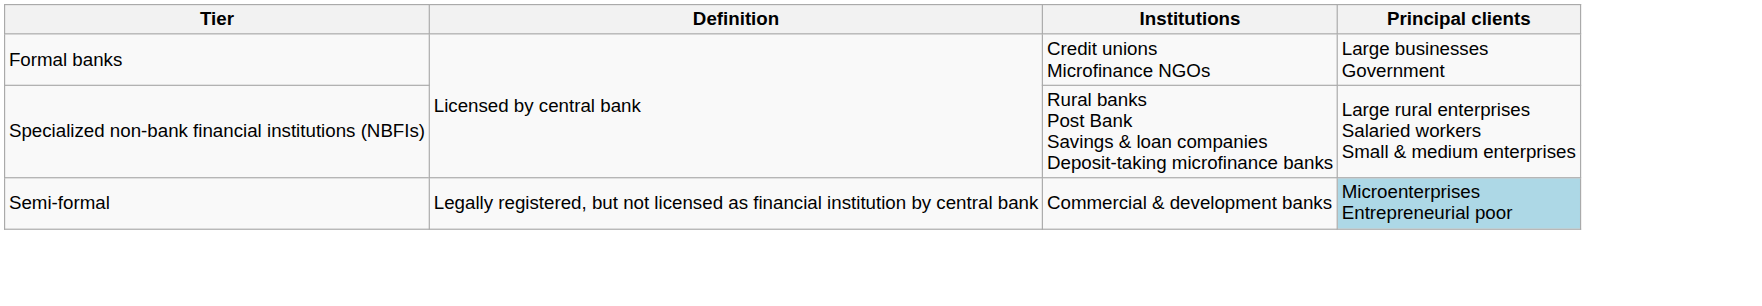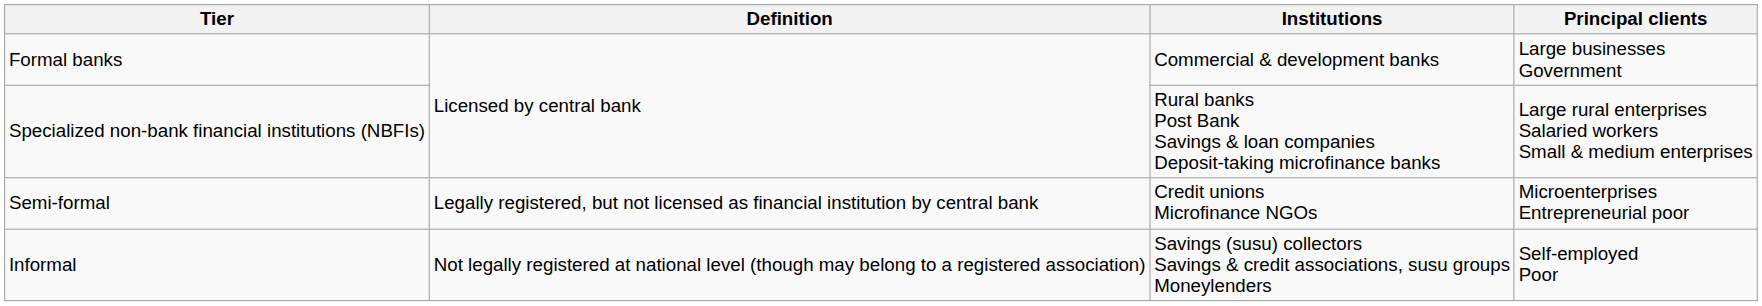(1129, 59) Credit unions Microfinance NGOs -> (1297, 59) Commercial & development banks
(1190, 203) Commercial & development banks -> (1236, 203) Credit unions Microfinance NGOs
(1427, 203) lightblue background -> (1604, 203) no background
+ row: (43, 264)
